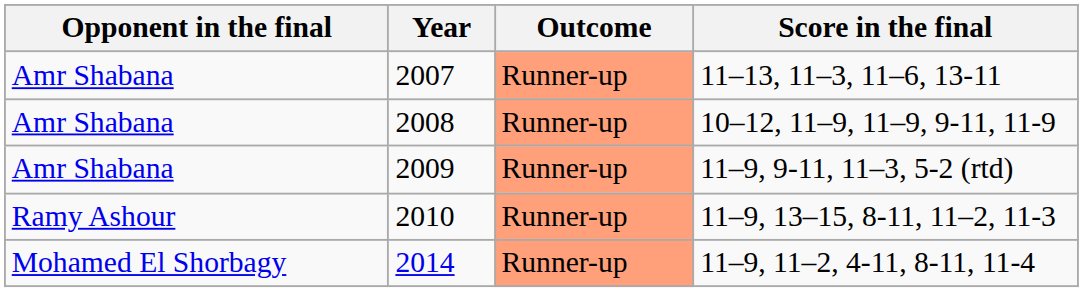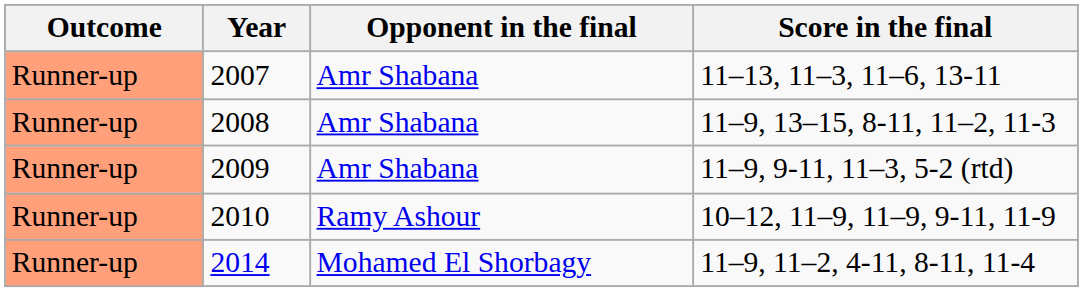columns swapped: (594, 27) <-> (197, 27)
(878, 121) 10–12, 11–9, 11–9, 9-11, 11-9 -> (878, 121) 11–9, 13–15, 8-11, 11–2, 11-3
(878, 215) 11–9, 13–15, 8-11, 11–2, 11-3 -> (878, 215) 10–12, 11–9, 11–9, 9-11, 11-9
